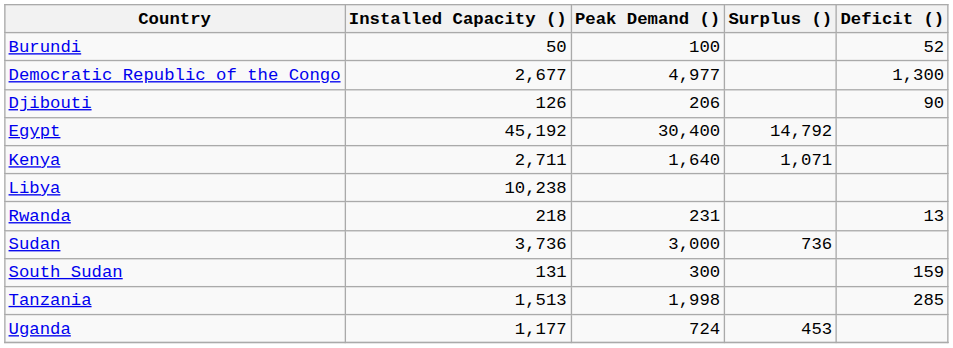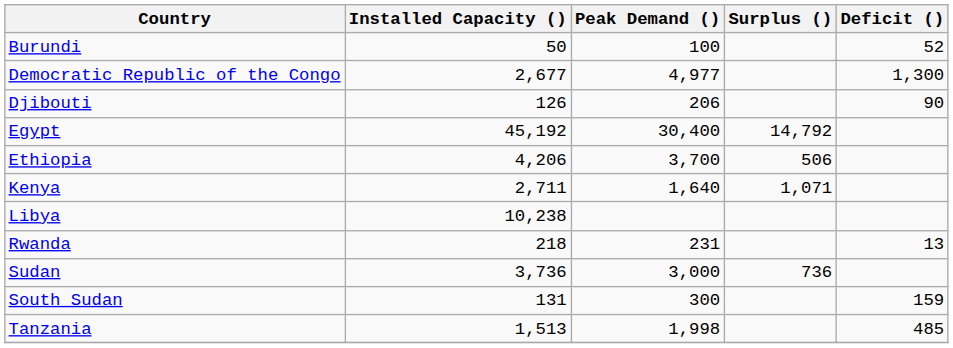+ row: (50, 160)
(929, 301) 285 -> (929, 329) 485
- row: (40, 329)
